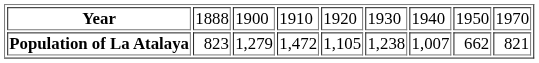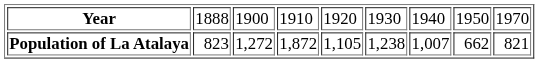(254, 43) 1,279 -> (254, 43) 1,272
(298, 43) 1,472 -> (298, 43) 1,872
